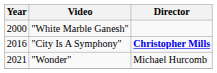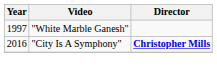(17, 28) 2000 -> (17, 28) 1997
- row: (51, 60)
